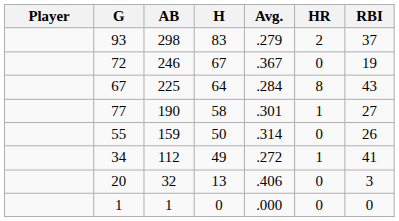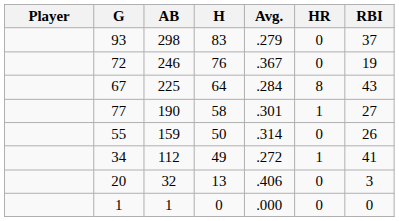(319, 39) 2 -> (319, 39) 0
(219, 63) 67 -> (219, 63) 76
